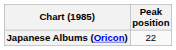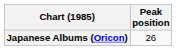(151, 38) 22 -> (151, 38) 26
